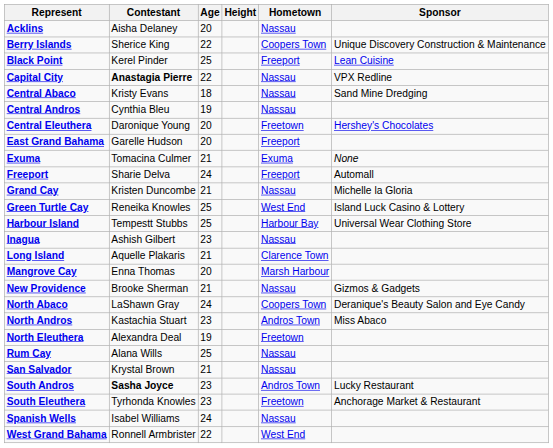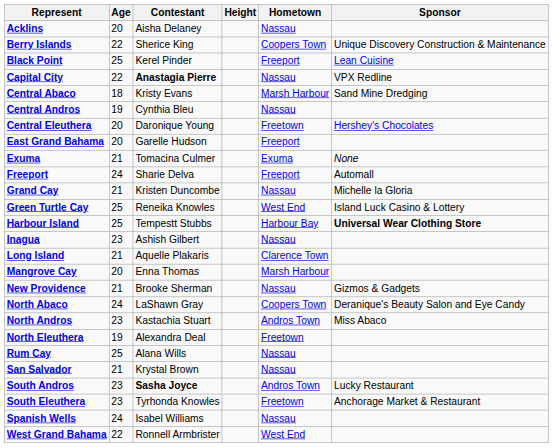columns swapped: (153, 12) <-> (210, 12)
(278, 93) Nassau -> (295, 93) Marsh Harbour
(403, 223) normal -> (408, 223) bold
